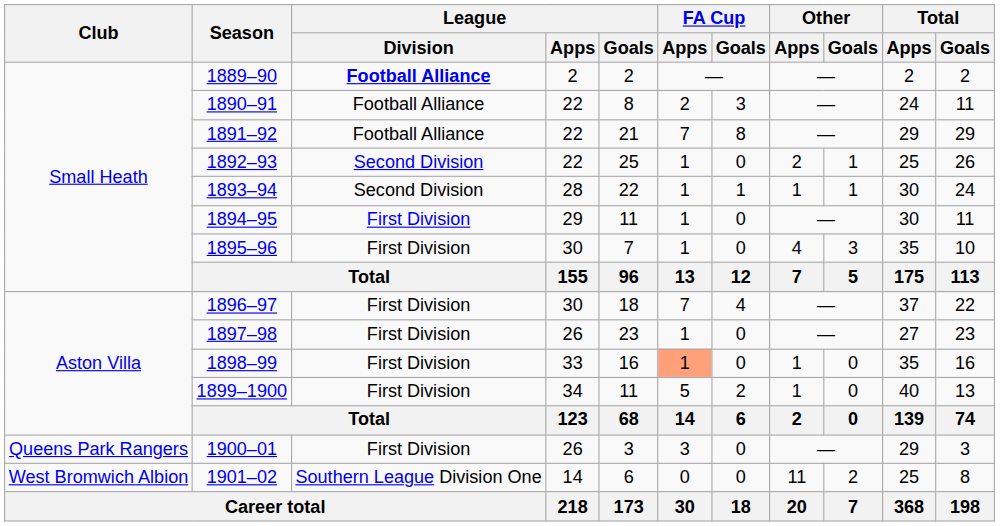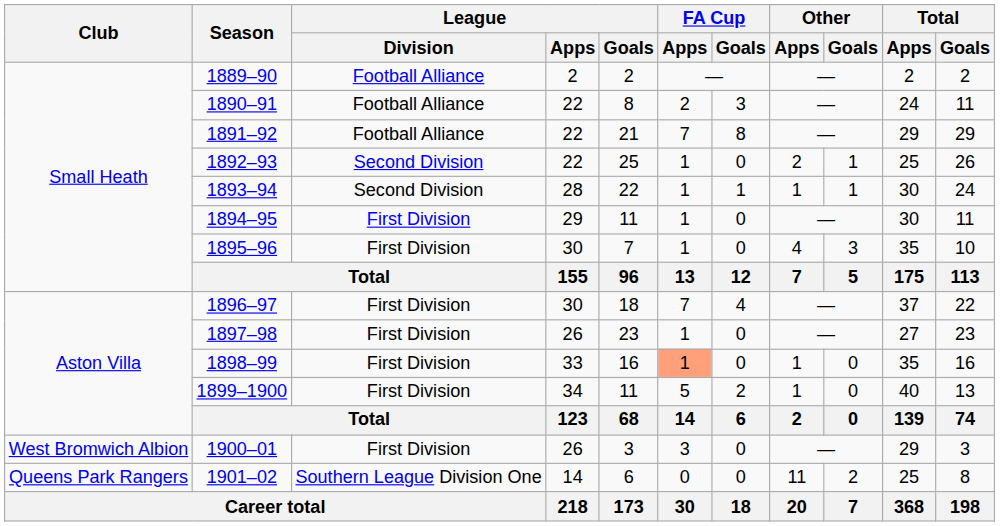(419, 76) bold -> (419, 76) normal
(98, 448) Queens Park Rangers -> (98, 448) West Bromwich Albion
(98, 477) West Bromwich Albion -> (98, 477) Queens Park Rangers
